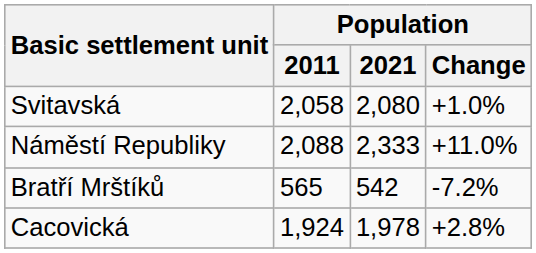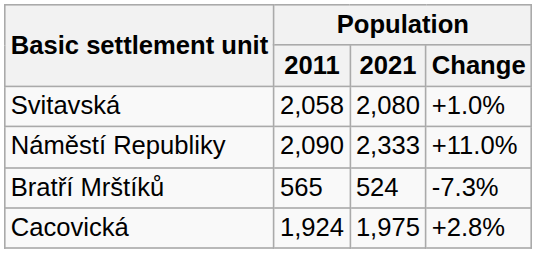(312, 146) 2,088 -> (312, 146) 2,090
(377, 187) 542 -> (377, 187) 524
(465, 187) -7.2% -> (465, 187) -7.3%
(388, 227) 1,978 -> (388, 227) 1,975
